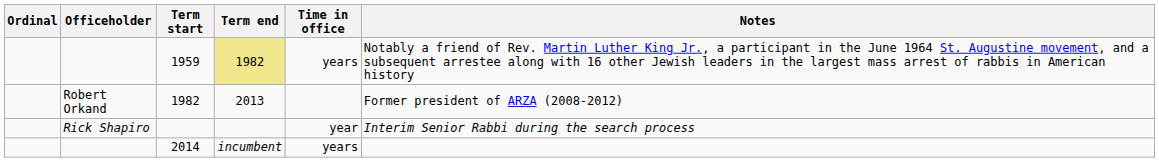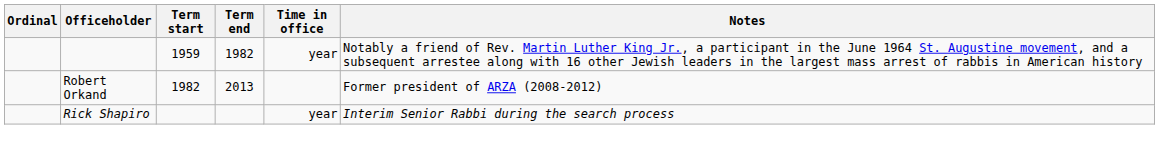(250, 61) khaki background -> (239, 54) no background
(340, 61) years -> (323, 54) year
- row: (185, 147)
